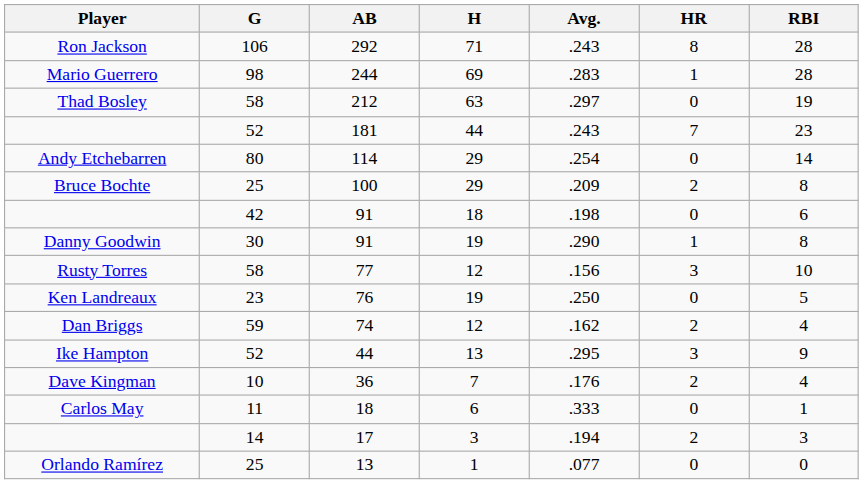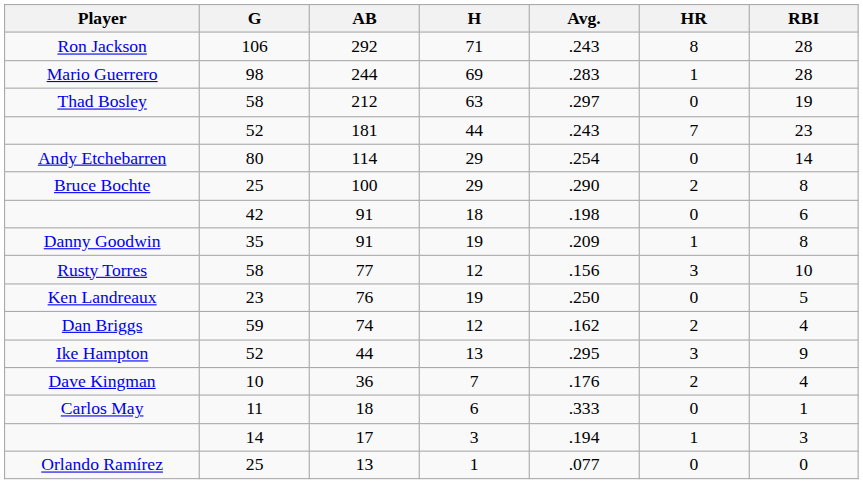(584, 185) .209 -> (584, 185) .290
(255, 241) 30 -> (255, 241) 35
(584, 241) .290 -> (584, 241) .209
(694, 437) 2 -> (694, 437) 1
